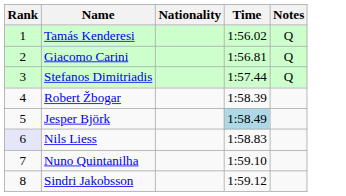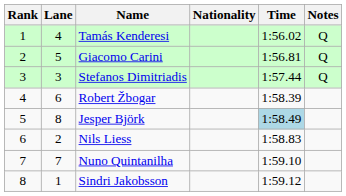+ column: (58, 14)
(23, 139) lavender background -> (23, 139) no background
